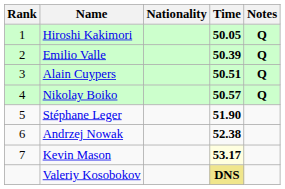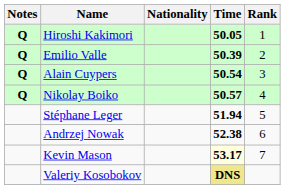columns swapped: (22, 14) <-> (262, 14)
(227, 74) 50.51 -> (228, 74) 50.54
(227, 114) 51.90 -> (228, 114) 51.94
